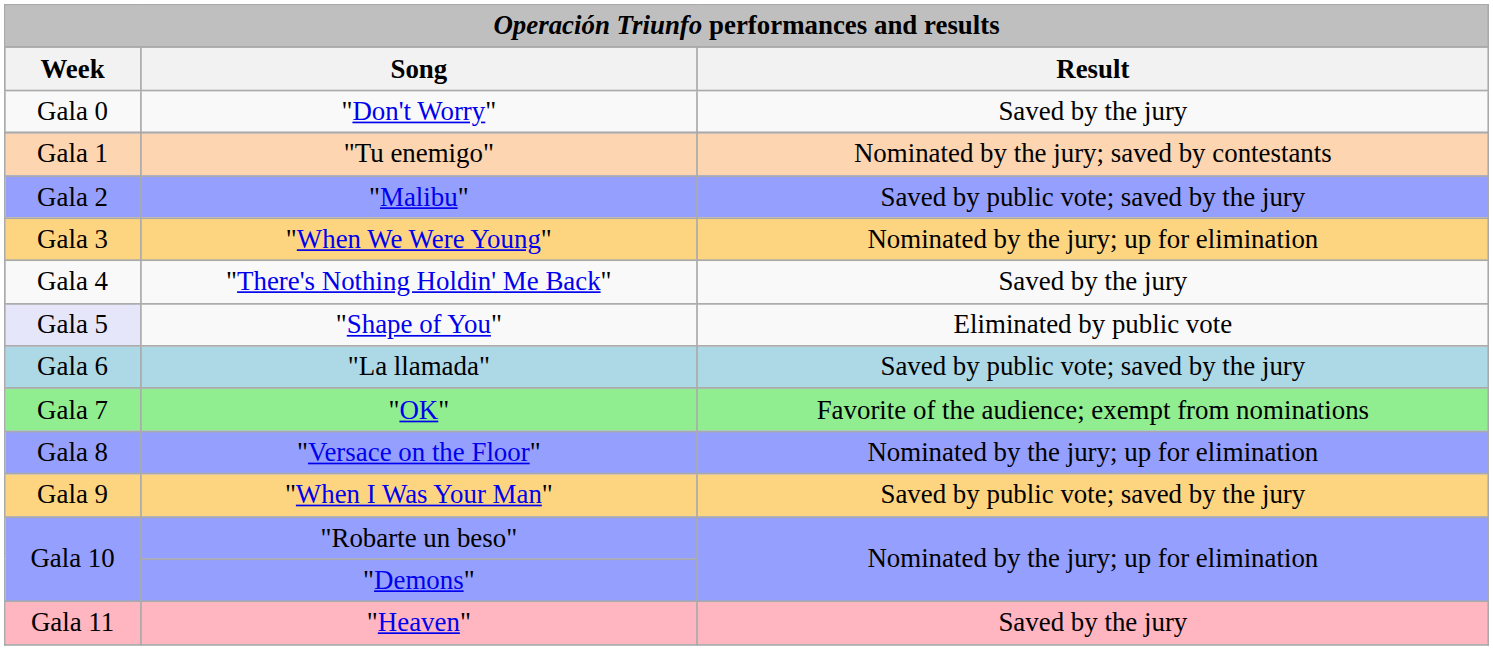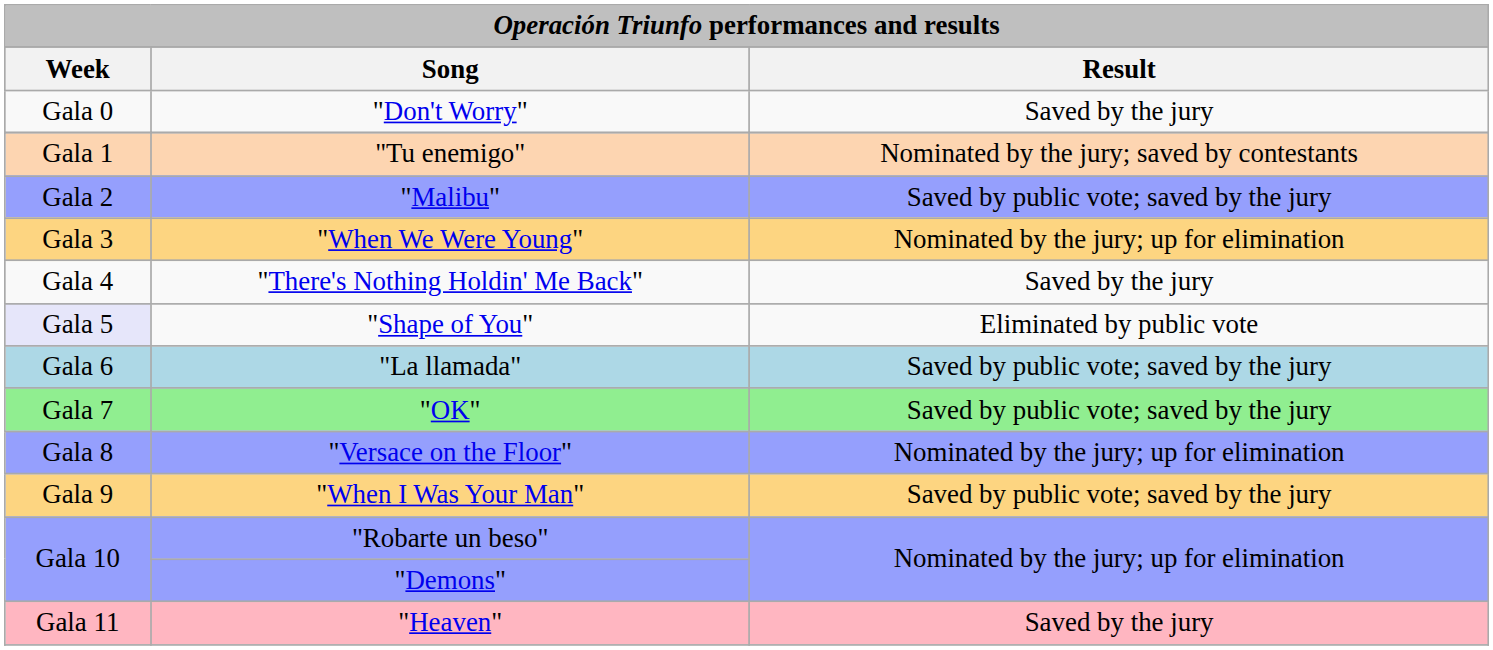(1093, 409) Favorite of the audience; exempt from nominations -> (1119, 409) Saved by public vote; saved by the jury
